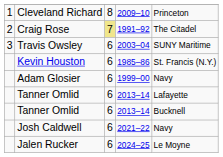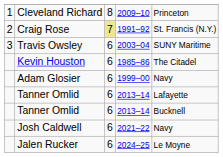(175, 29) The Citadel -> (185, 29) St. Francis (N.Y.)
(185, 62) St. Francis (N.Y.) -> (175, 62) The Citadel
